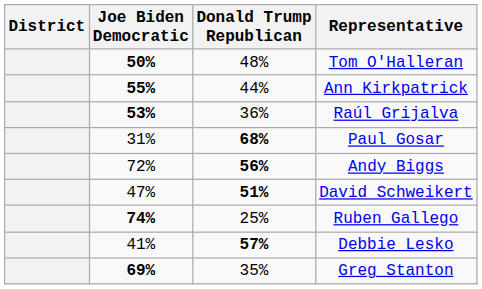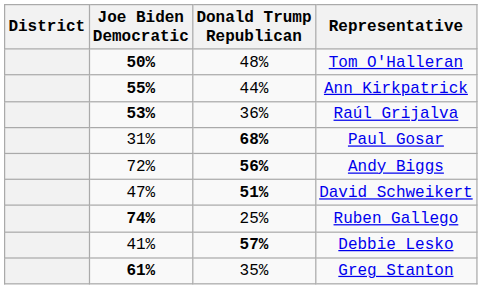(141, 271) 69% -> (141, 271) 61%
